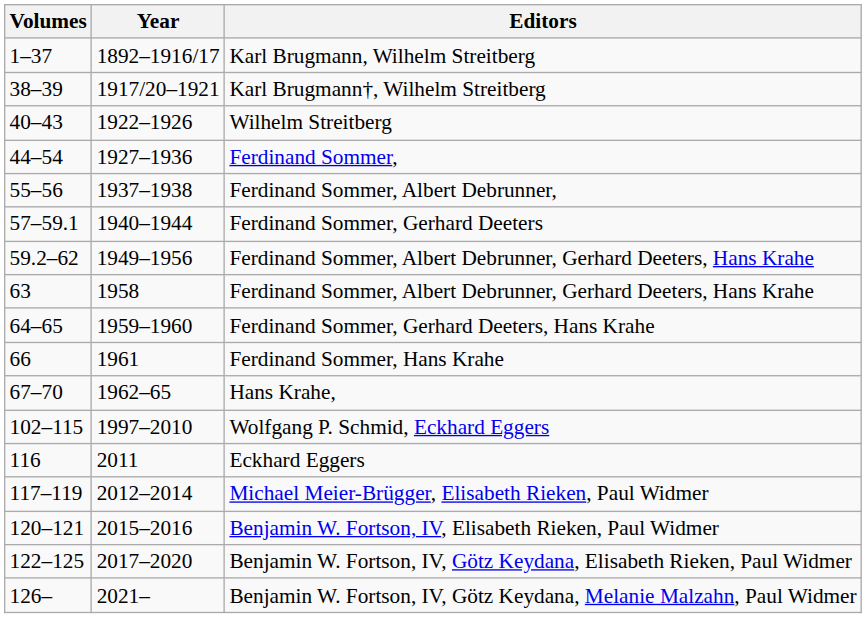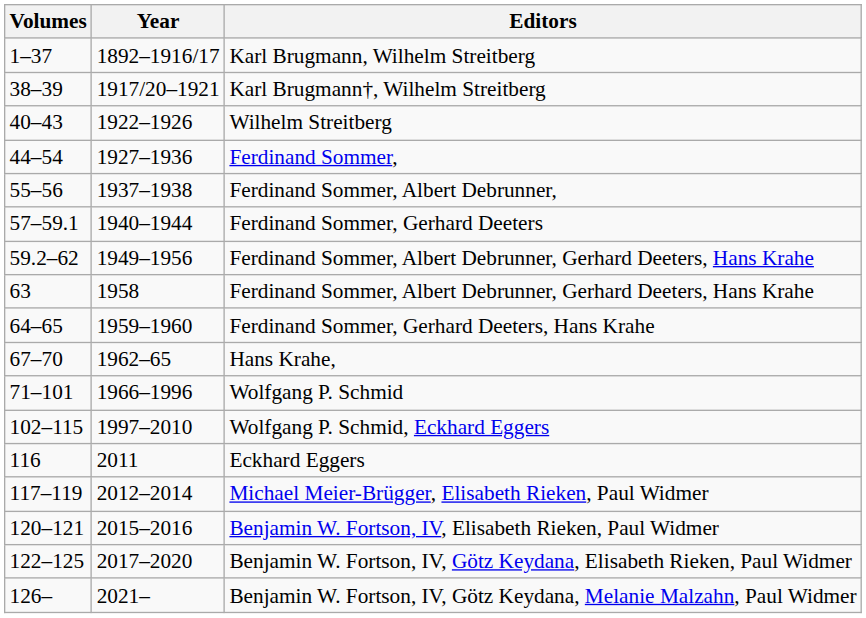- row: (20, 358)
+ row: (41, 392)
